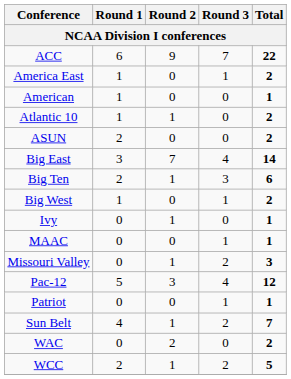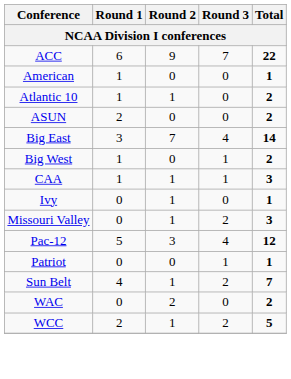- row: (48, 76)
- row: (48, 179)
+ row: (48, 179)
- row: (48, 240)
